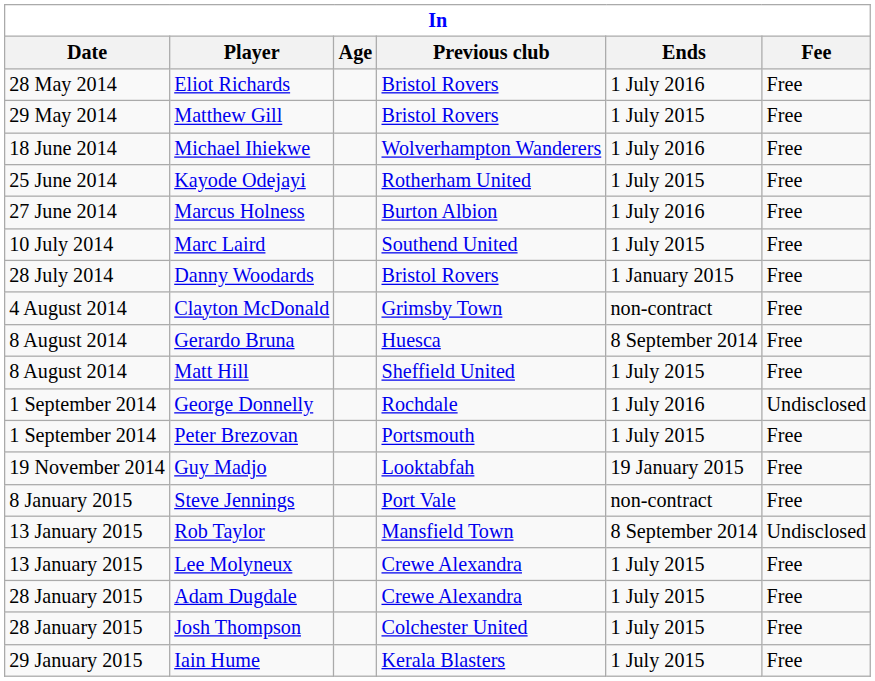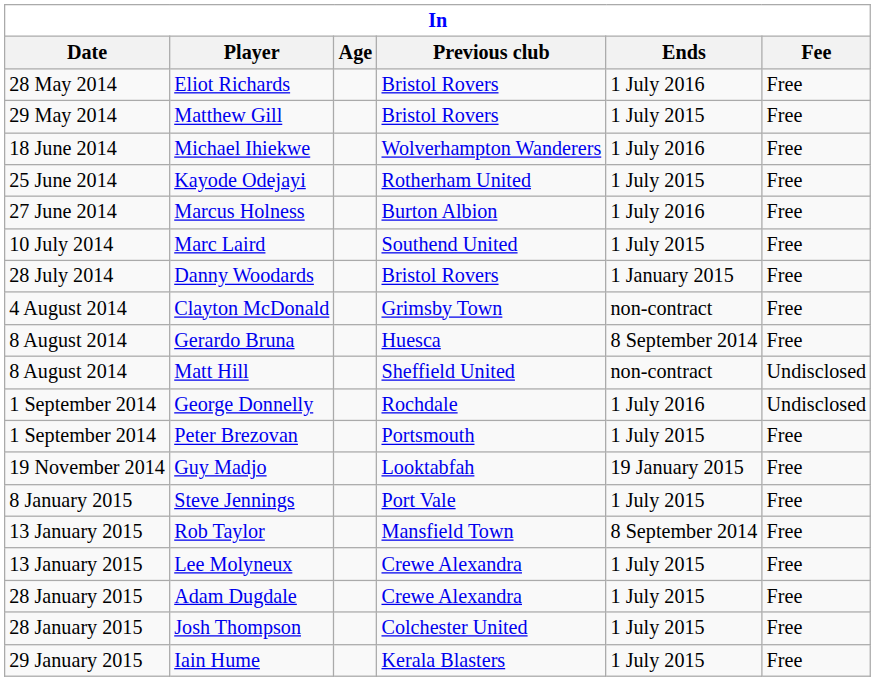(658, 372) 1 July 2015 -> (661, 372) non-contract
(784, 372) Free -> (816, 372) Undisclosed
(661, 500) non-contract -> (658, 500) 1 July 2015
(816, 532) Undisclosed -> (784, 532) Free
